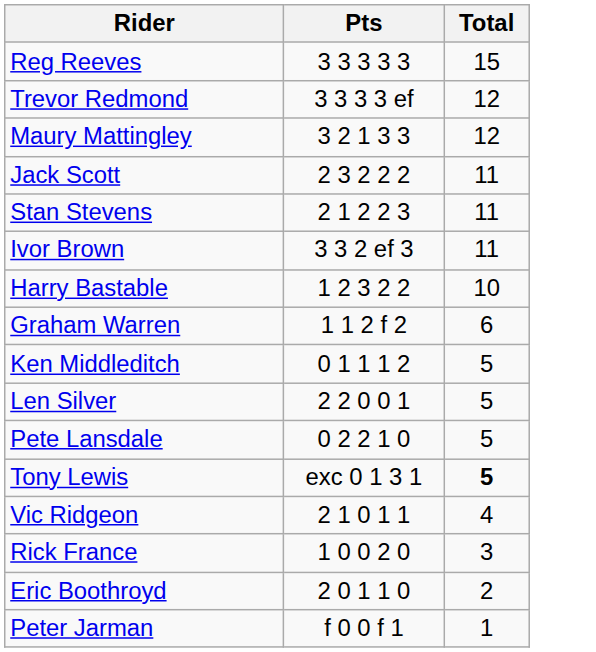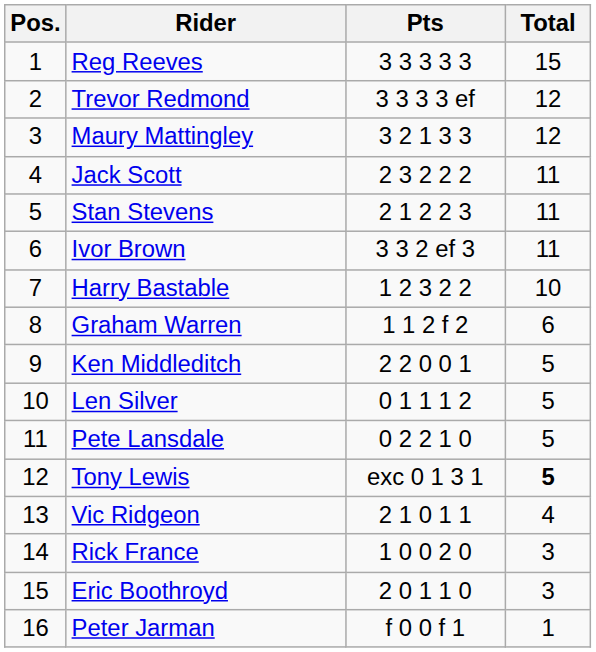+ column: (35, 23)
(364, 363) 0 1 1 1 2 -> (425, 363) 2 2 0 0 1
(364, 401) 2 2 0 0 1 -> (425, 401) 0 1 1 1 2
(487, 590) 2 -> (548, 590) 3
